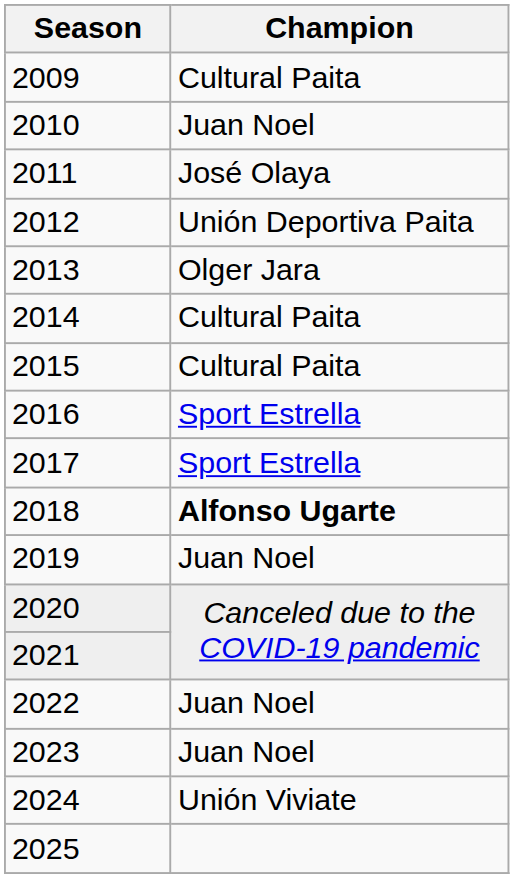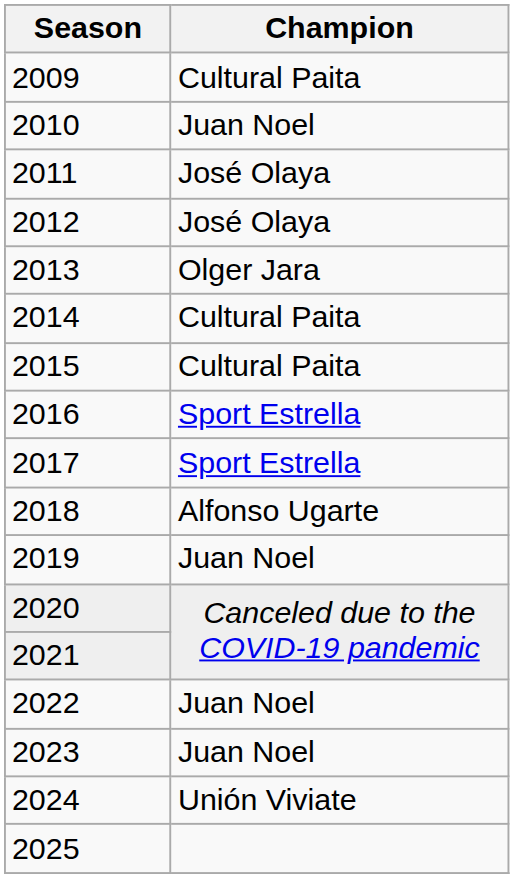(326, 221) Unión Deportiva Paita -> (254, 221) José Olaya
(287, 510) bold -> (279, 510) normal
